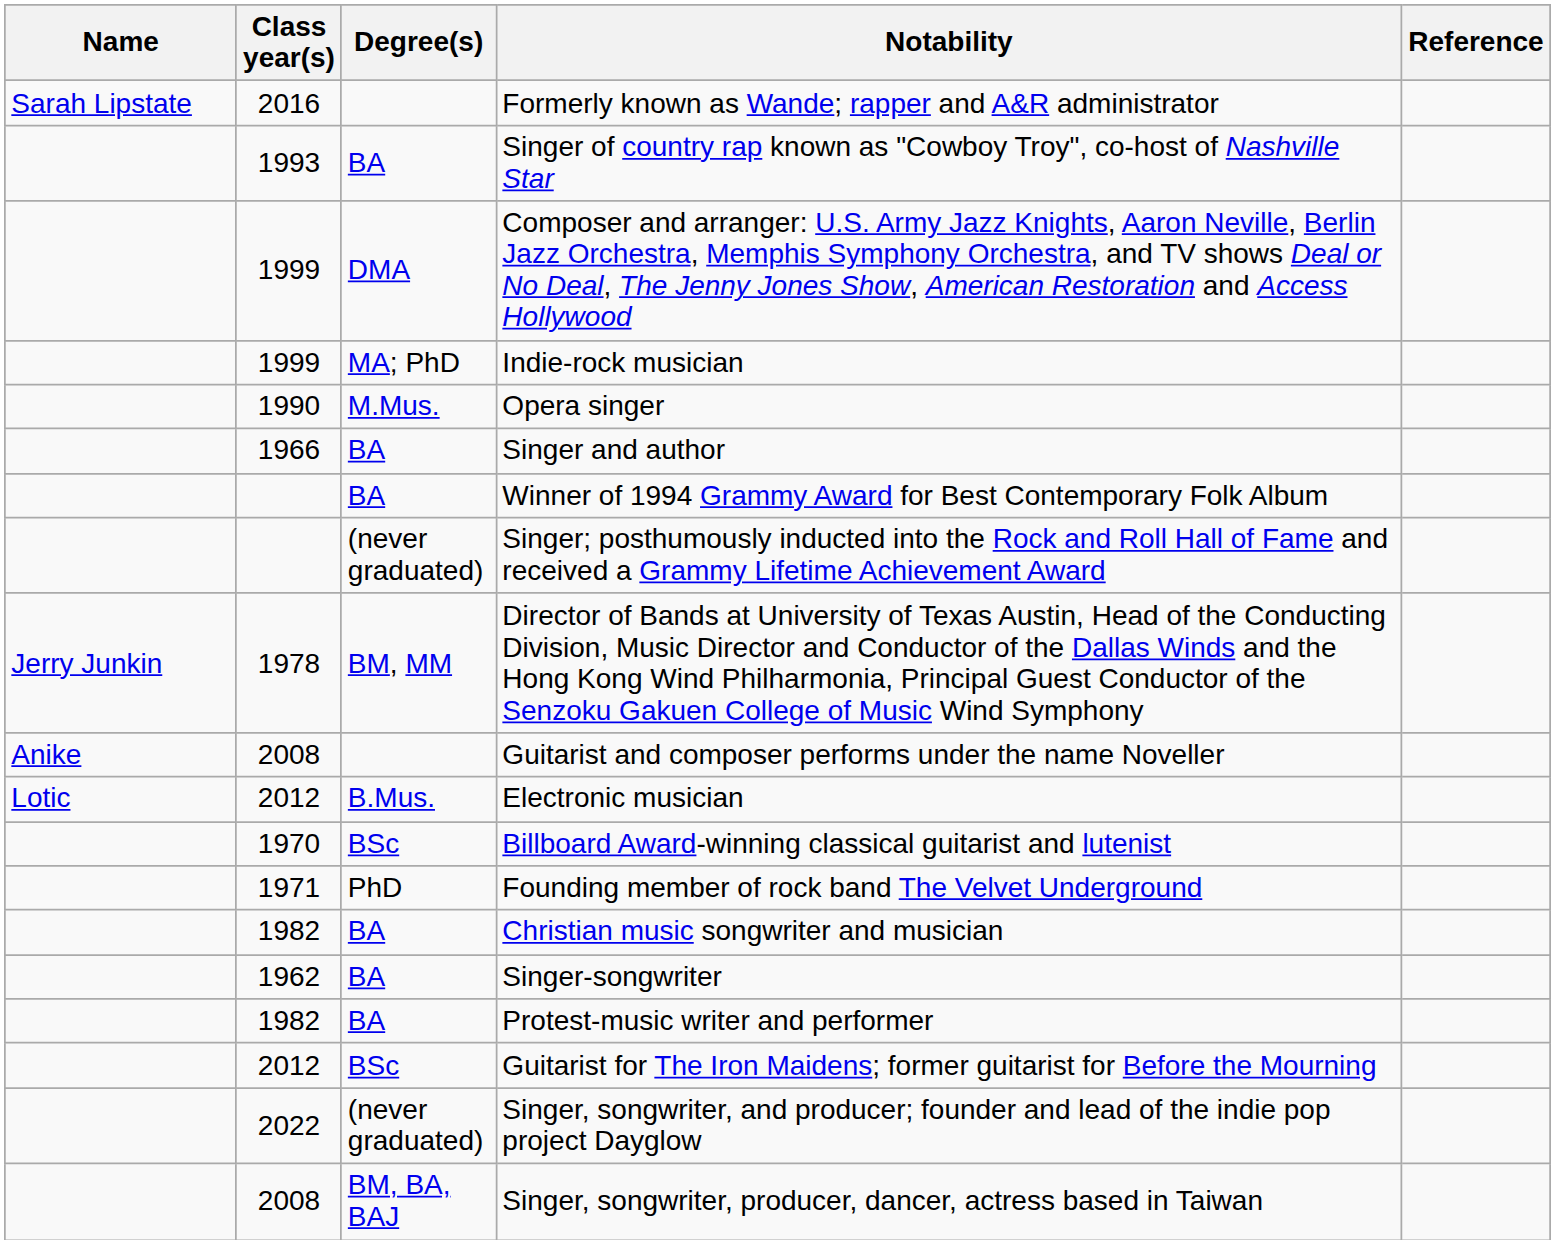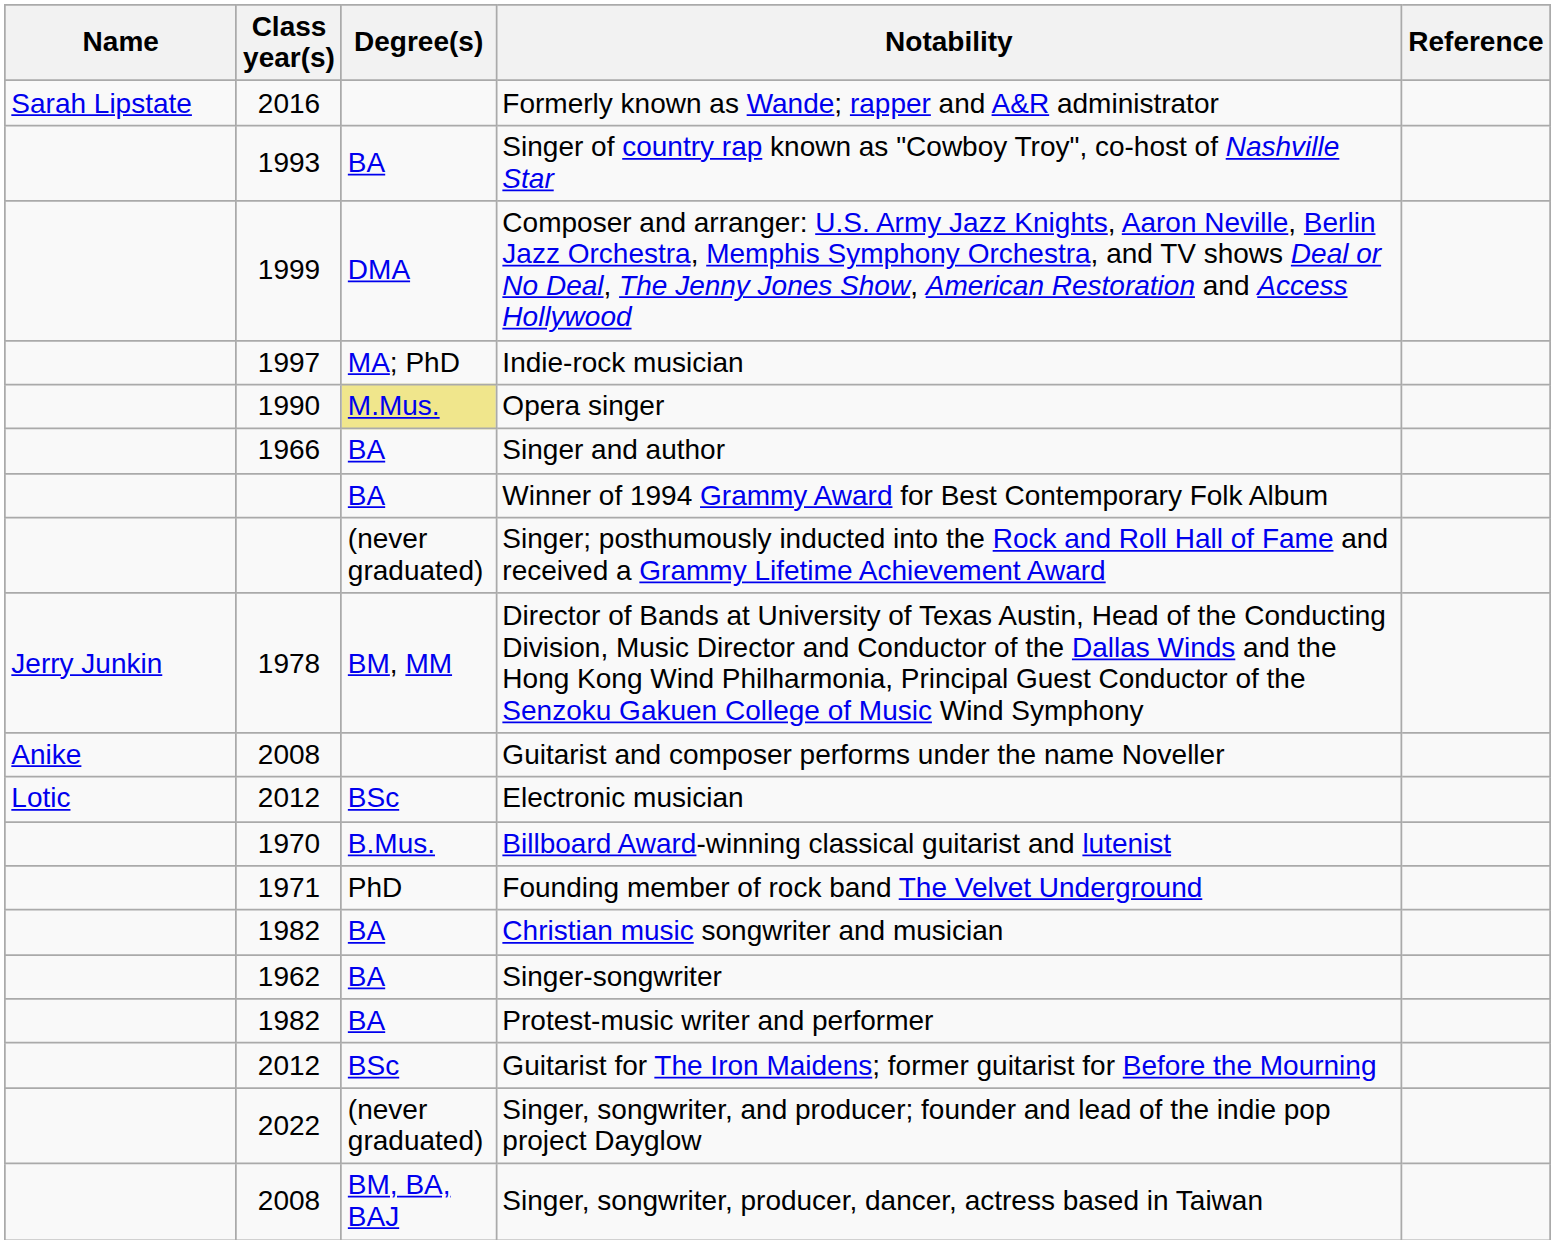(289, 361) 1999 -> (289, 361) 1997
(394, 406) no background -> (394, 406) khaki background
(391, 798) B.Mus. -> (374, 798) BSc
(374, 843) BSc -> (391, 843) B.Mus.
